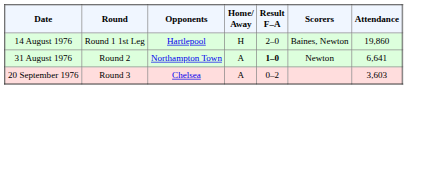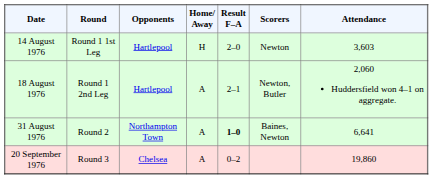(320, 41) Baines, Newton -> (275, 47) Newton
(377, 41) 19,860 -> (364, 47) 3,603
+ row: (36, 89)
(320, 58) Newton -> (275, 131) Baines, Newton
(377, 75) 3,603 -> (364, 159) 19,860
